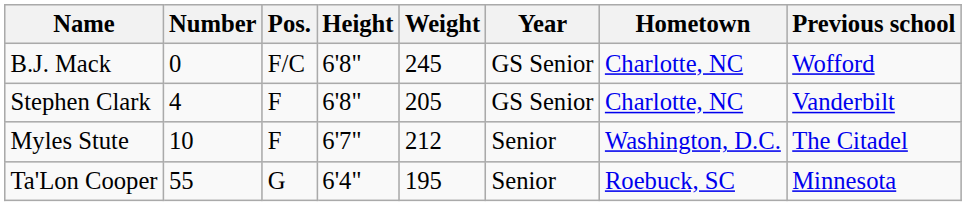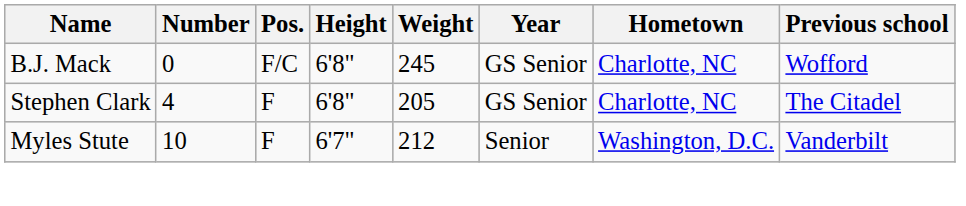(844, 102) Vanderbilt -> (843, 102) The Citadel
(850, 141) The Citadel -> (837, 141) Vanderbilt
- row: (84, 180)
